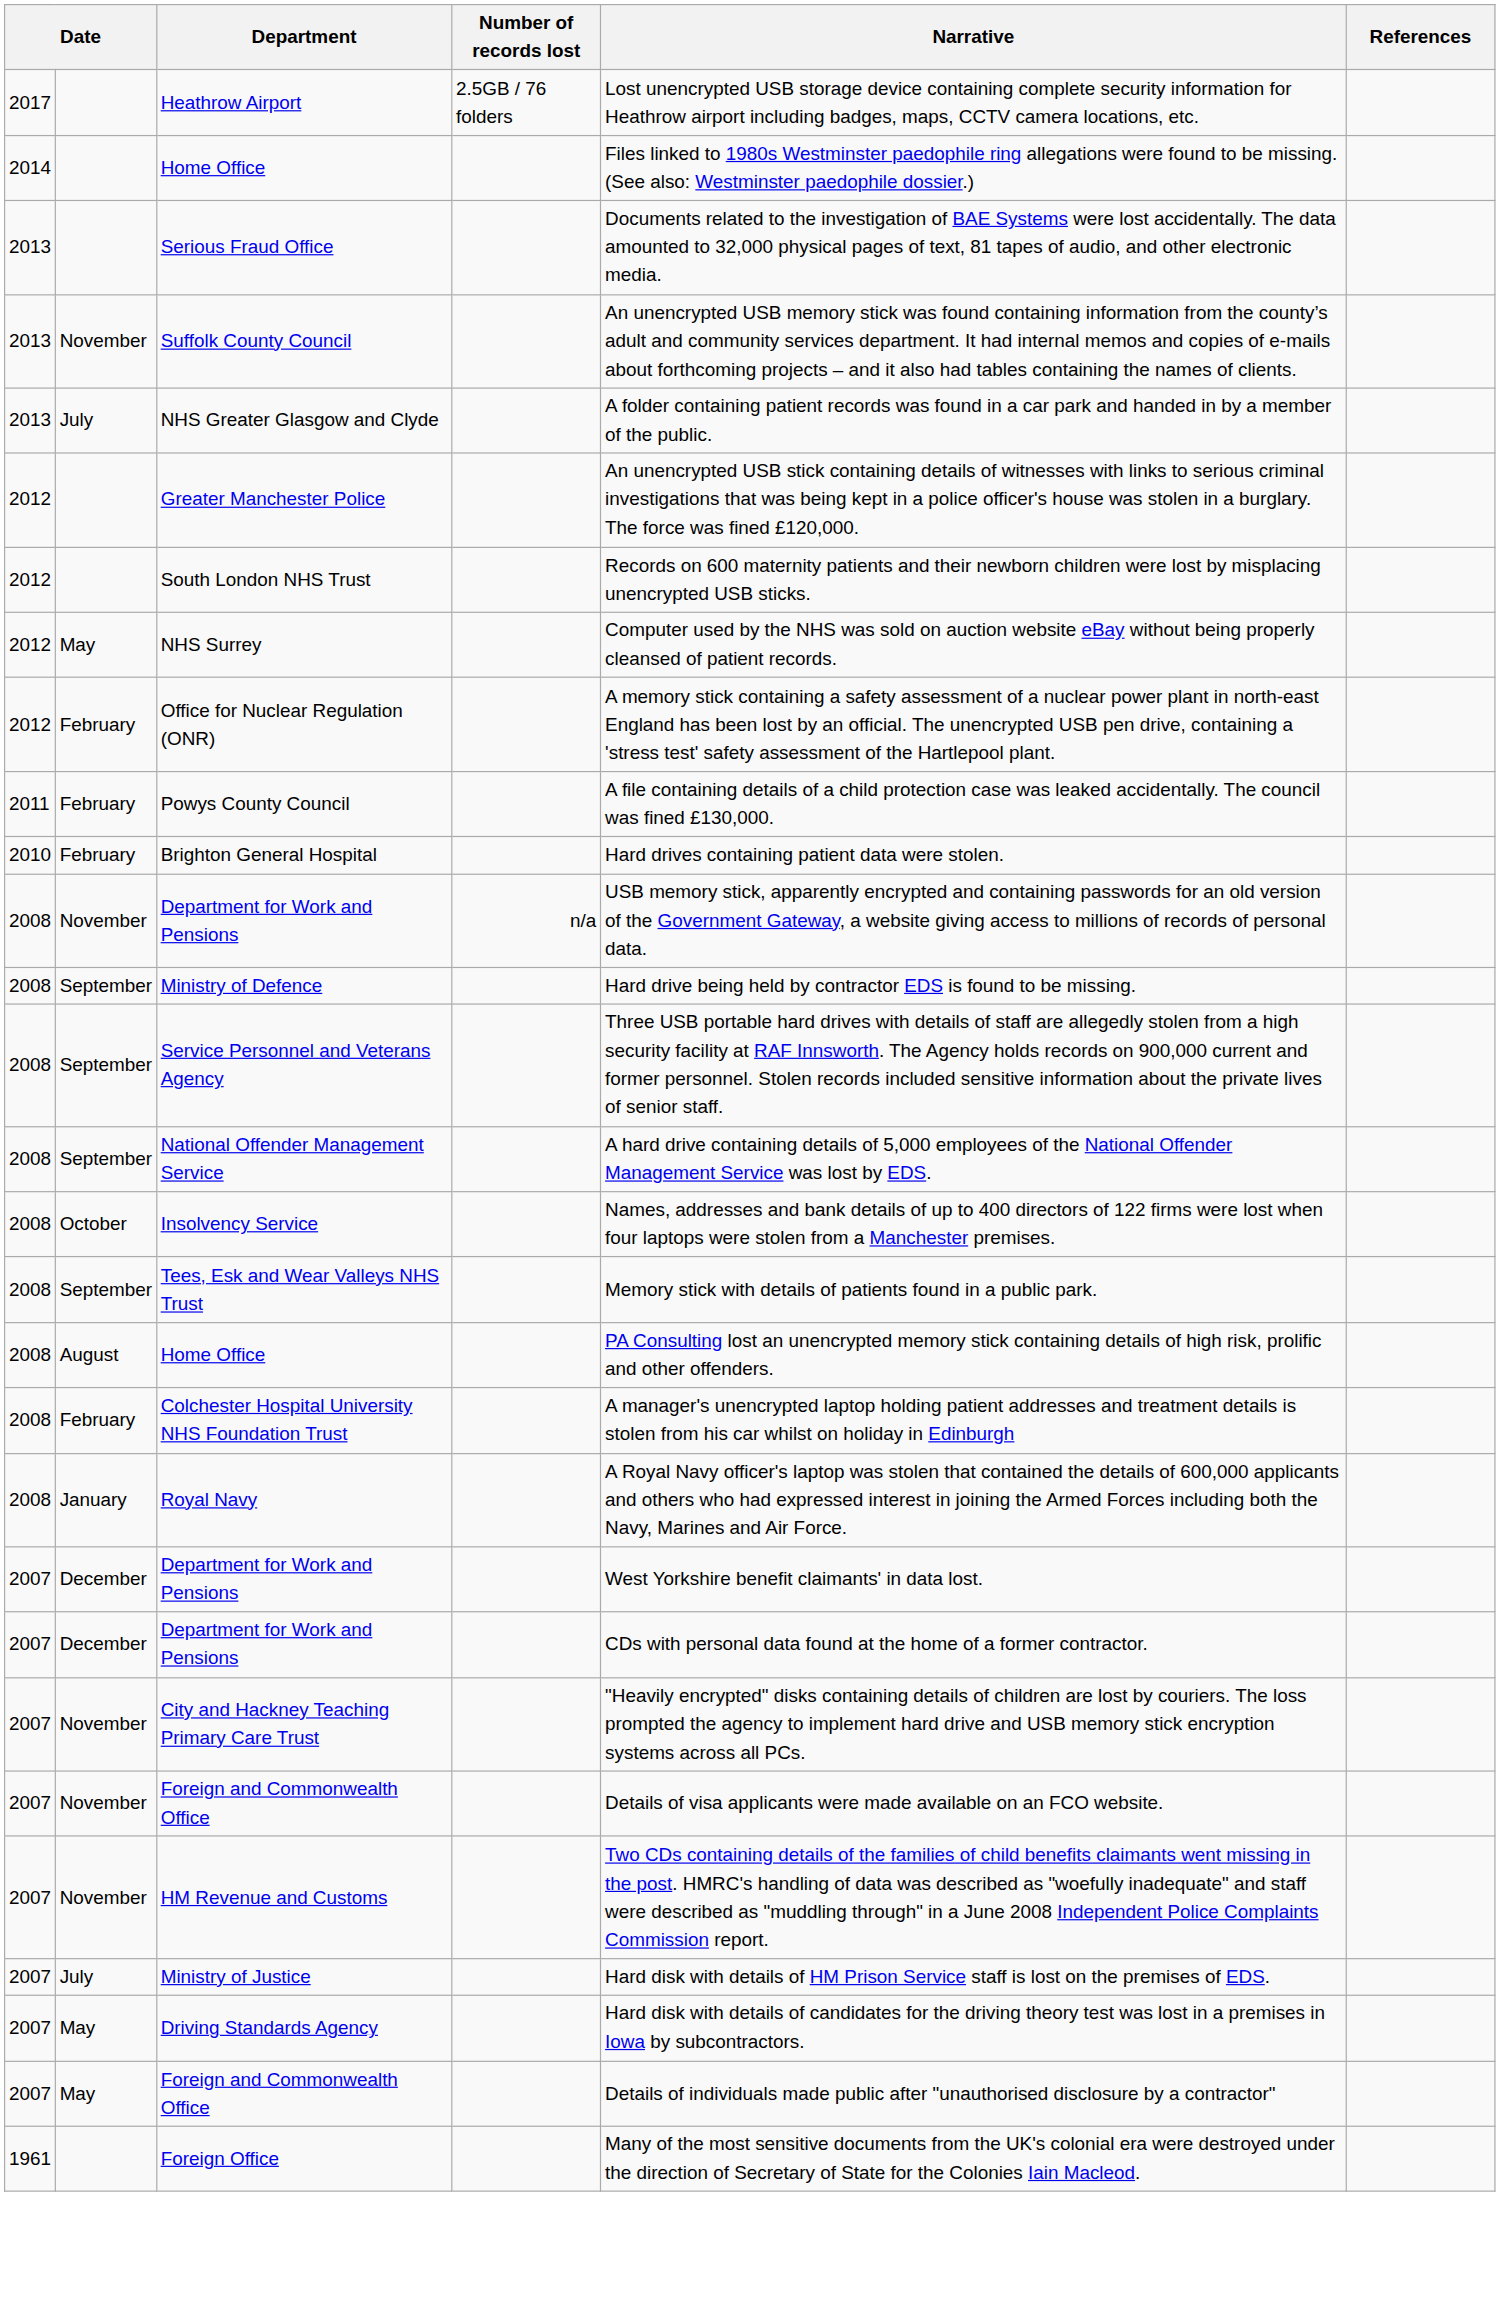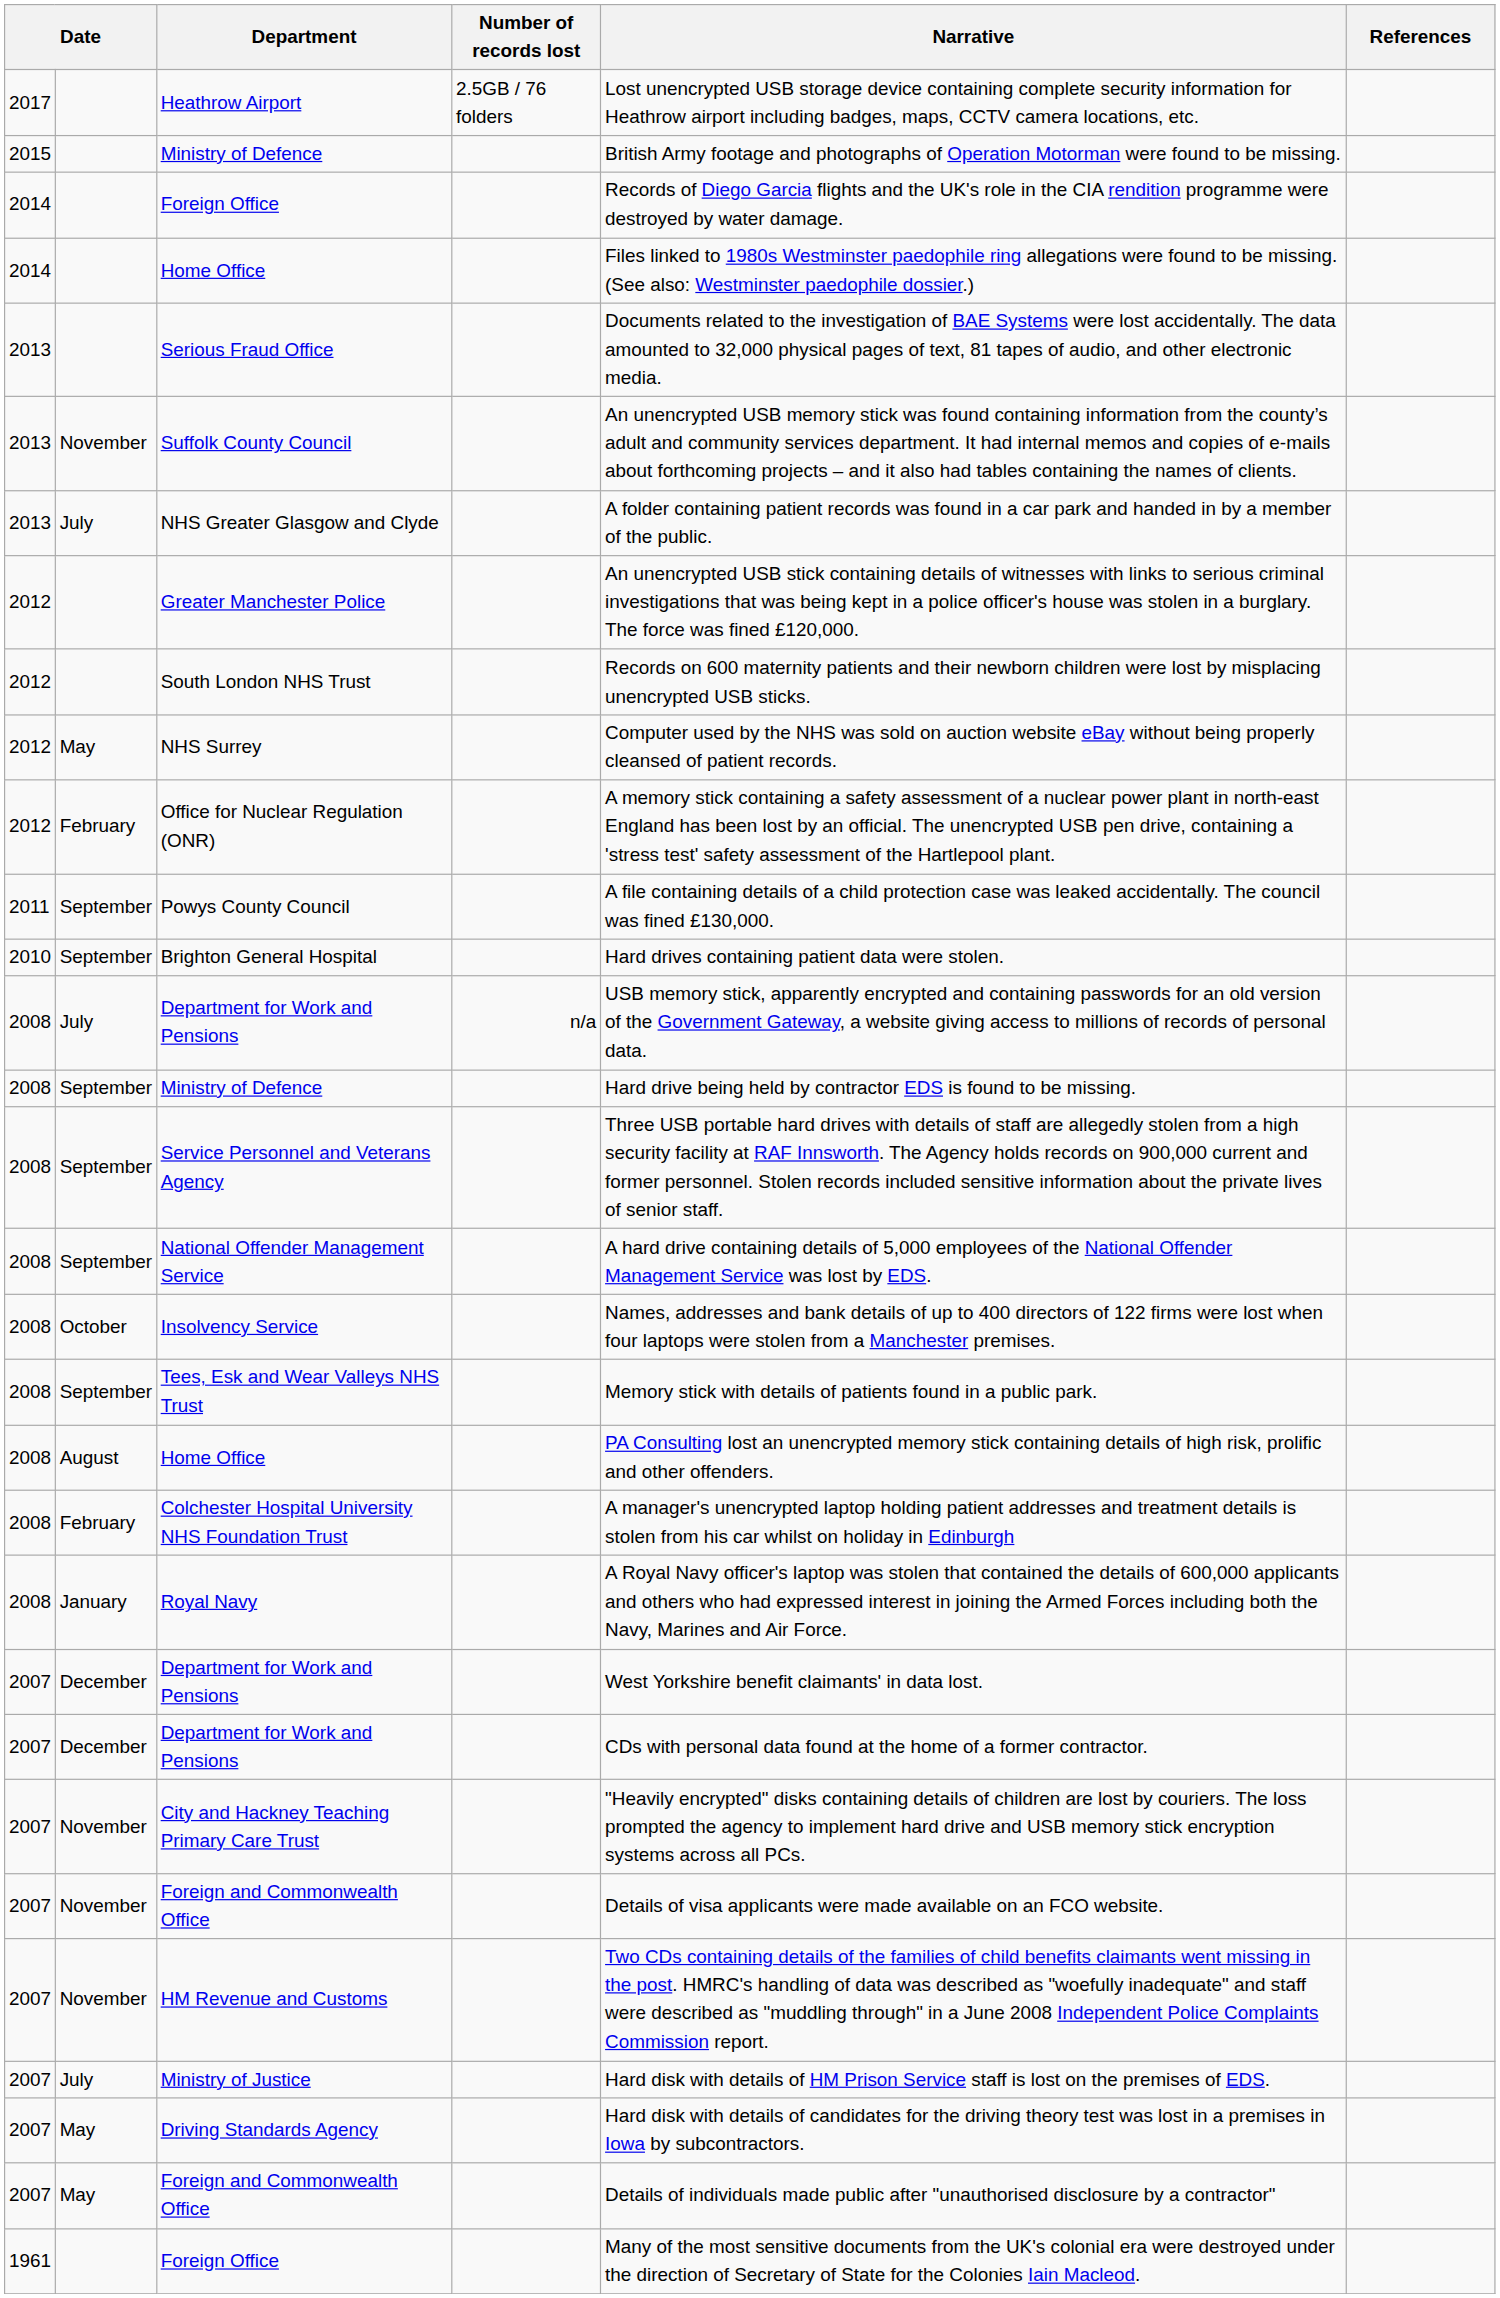+ row: (30, 153)
+ row: (30, 204)
(97, 803) February -> (106, 906) September
(97, 855) February -> (106, 957) September
(103, 920) November -> (76, 1022) July
